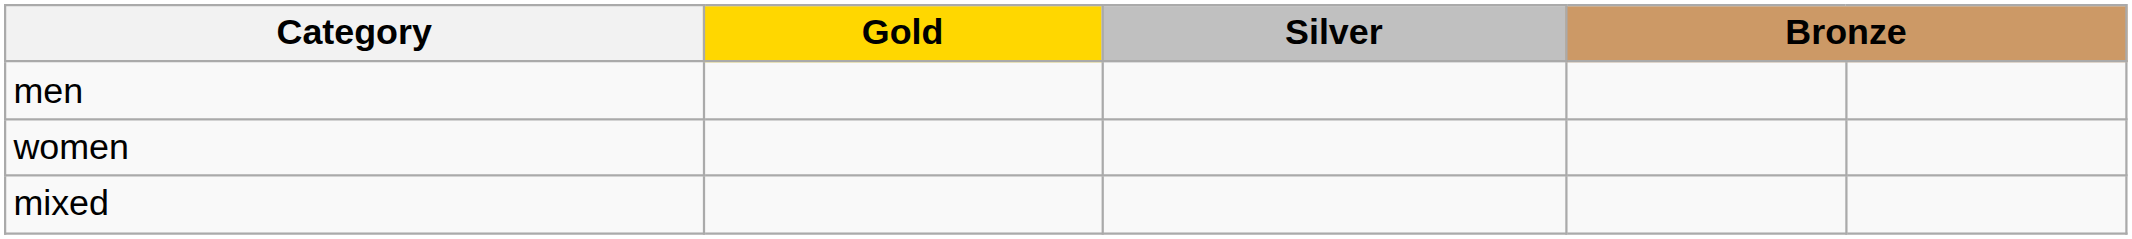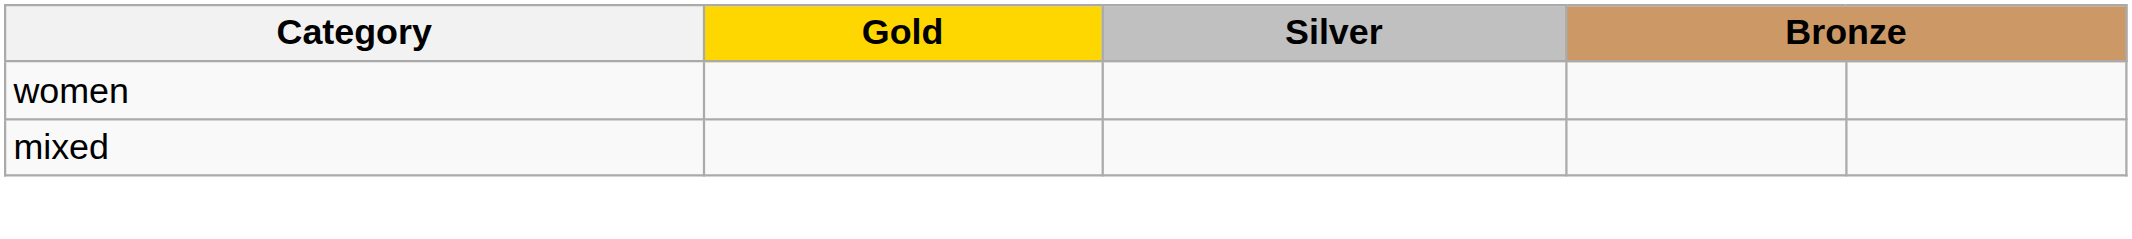- row: (48, 89)
